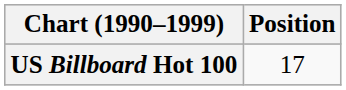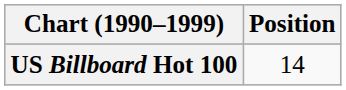(292, 64) 17 -> (292, 64) 14
